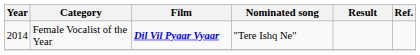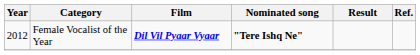(17, 35) 2014 -> (17, 35) 2012
(265, 35) normal -> (268, 35) bold
